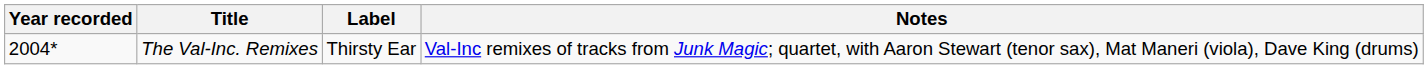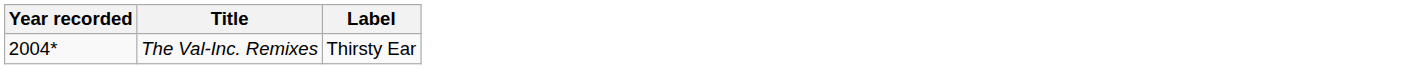- column: (922, 19)
